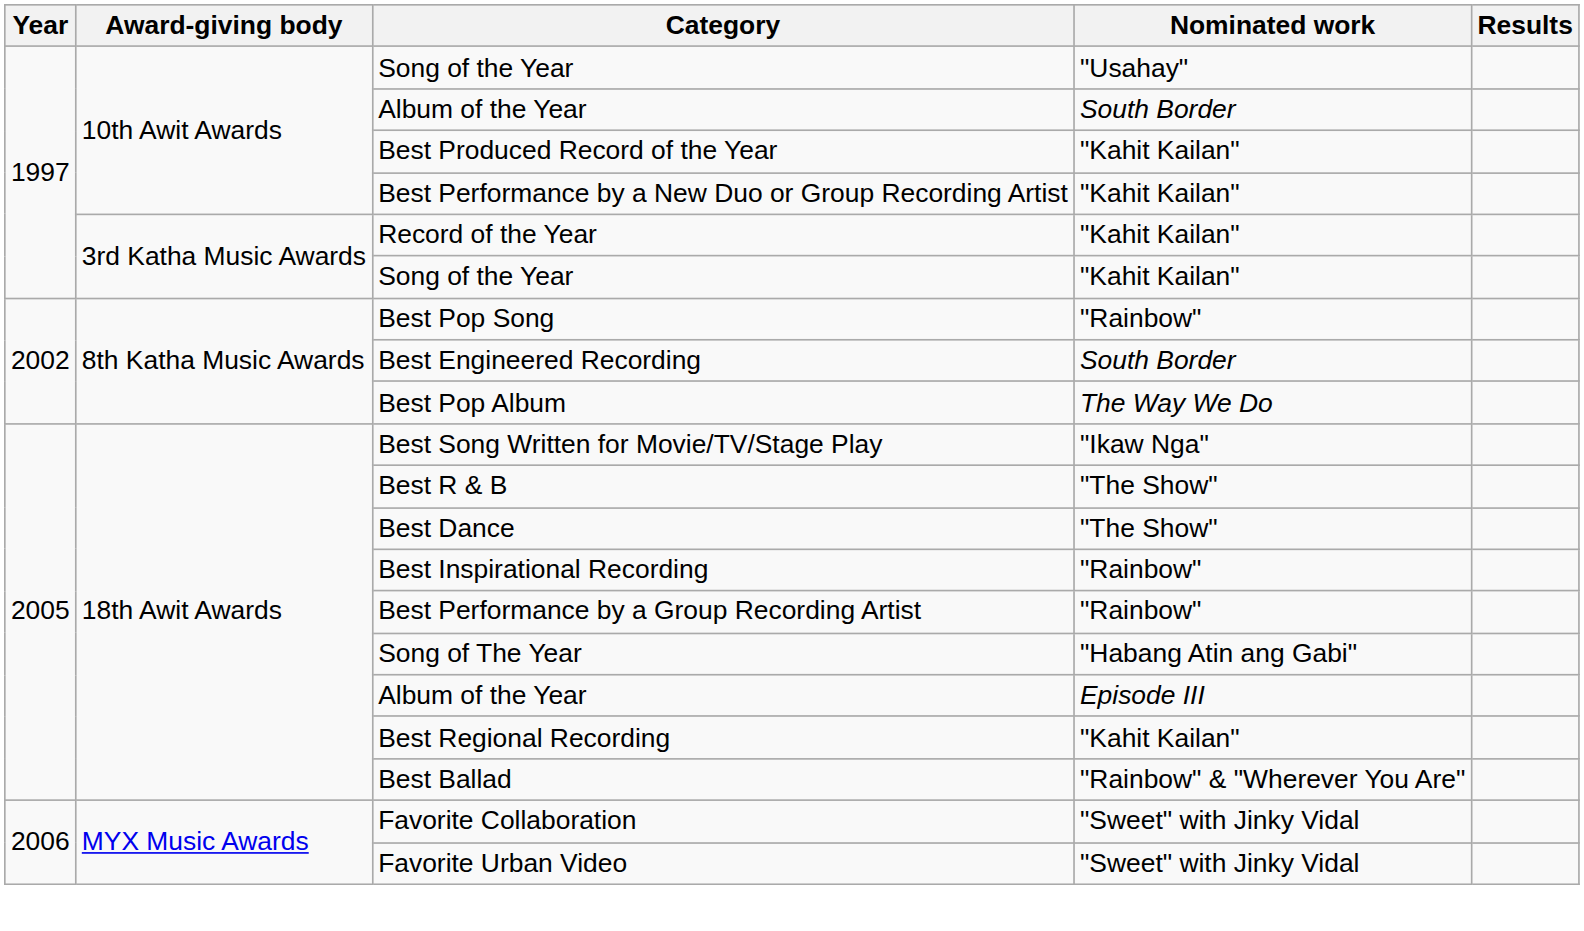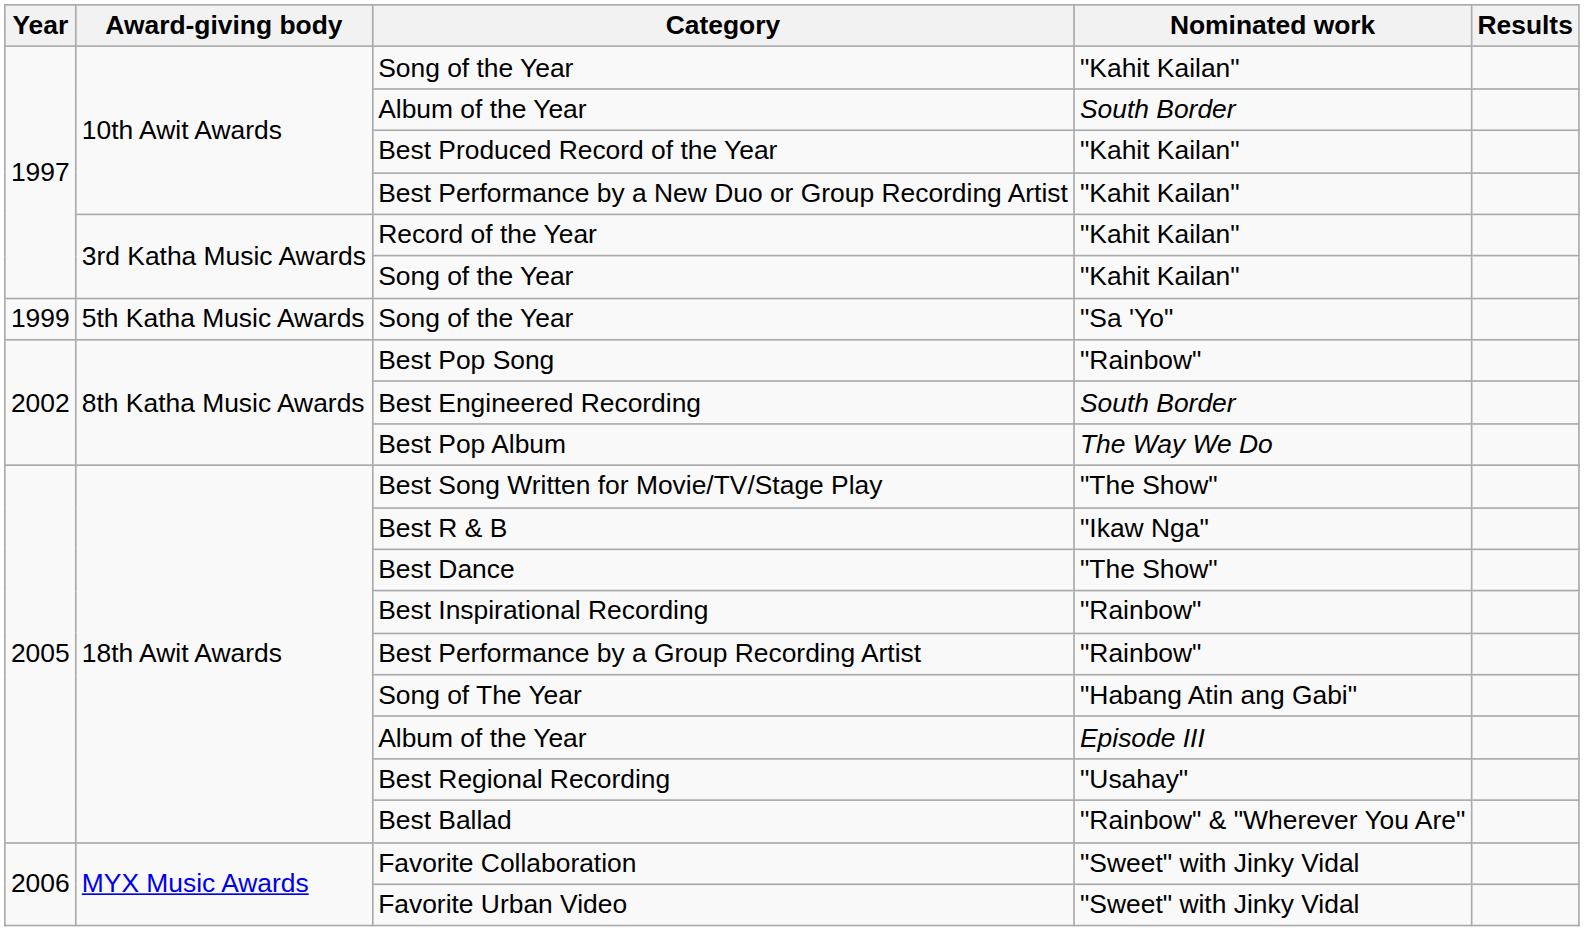(1134, 67) "Usahay" -> (1160, 67) "Kahit Kailan"
+ row: (223, 318)
(1144, 444) "Ikaw Nga" -> (1149, 485) "The Show"
(1149, 485) "The Show" -> (1144, 527) "Ikaw Nga"
(1160, 737) "Kahit Kailan" -> (1134, 779) "Usahay"
